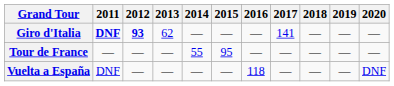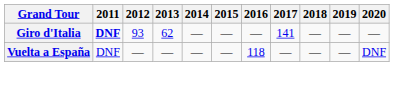(138, 33) bold -> (138, 33) normal
- row: (49, 52)
